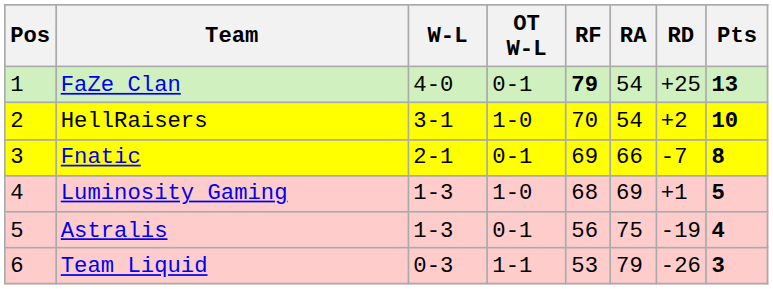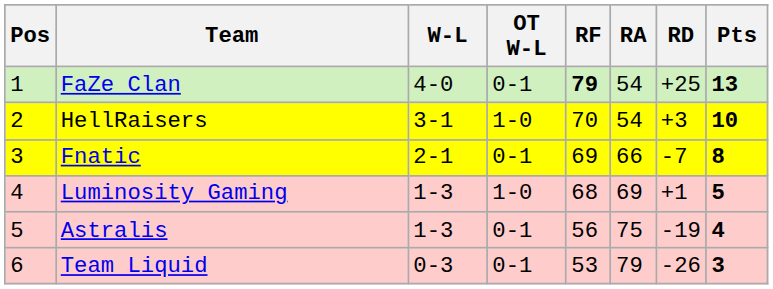(674, 121) +2 -> (674, 121) +3
(512, 266) 1-1 -> (512, 266) 0-1
